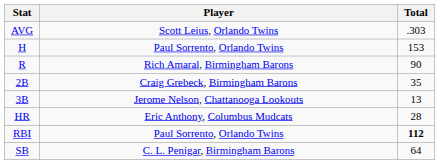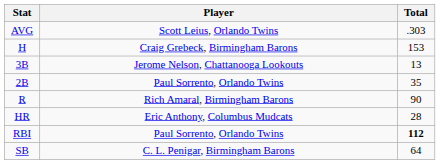(219, 47) Paul Sorrento, Orlando Twins -> (219, 47) Craig Grebeck, Birmingham Barons
rows swapped: (22, 64) <-> (22, 99)
(219, 82) Craig Grebeck, Birmingham Barons -> (219, 82) Paul Sorrento, Orlando Twins
